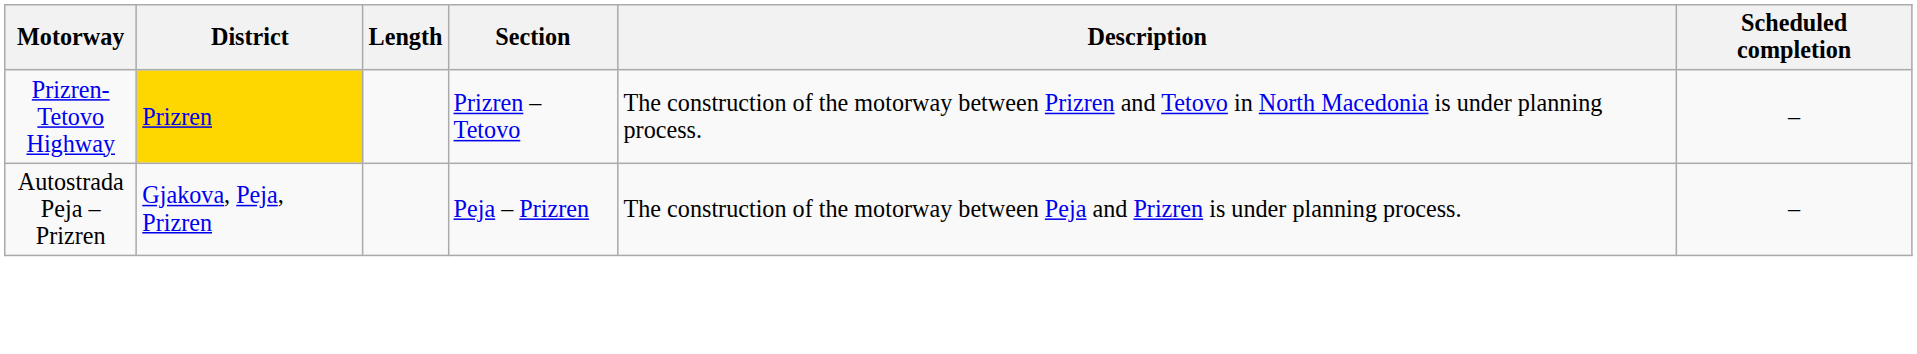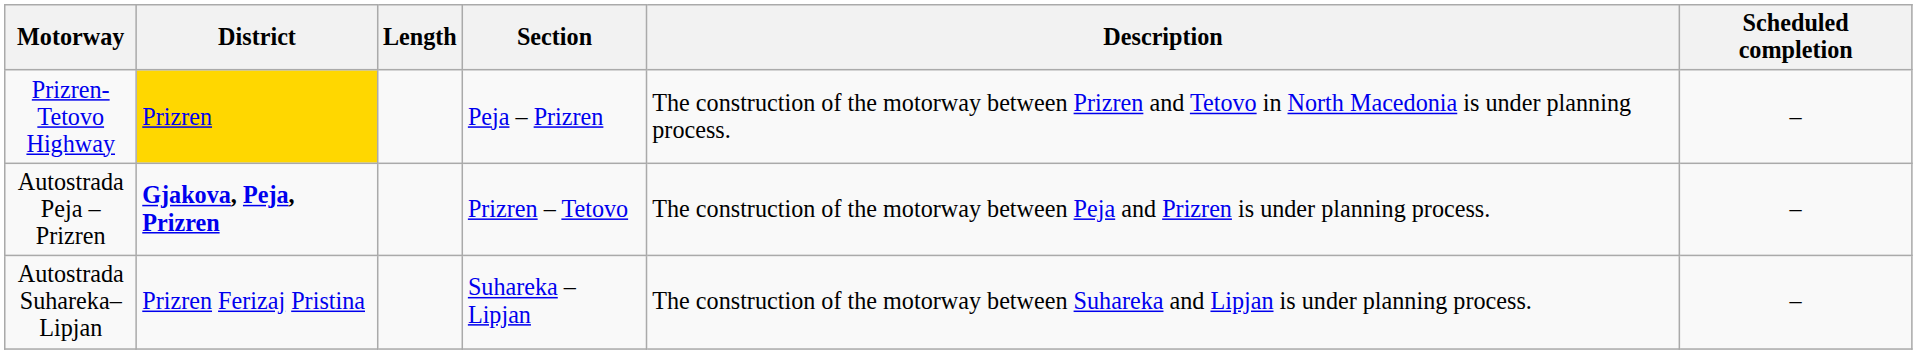(497, 116) Prizren – Tetovo -> (536, 116) Peja – Prizren
(213, 209) normal -> (218, 209) bold
(521, 209) Peja – Prizren -> (548, 209) Prizren – Tetovo
+ row: (71, 301)
